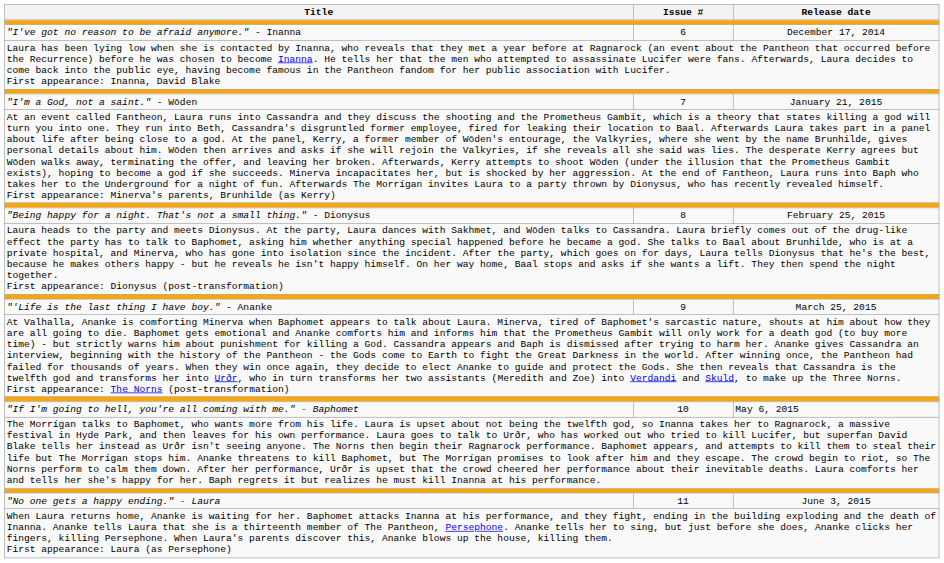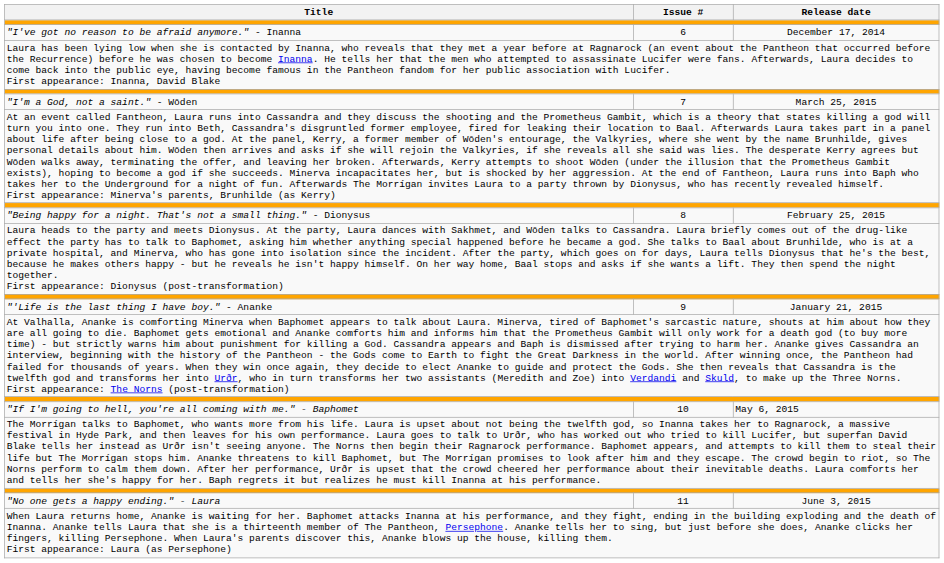(836, 102) January 21, 2015 -> (836, 102) March 25, 2015
(836, 307) March 25, 2015 -> (836, 307) January 21, 2015
